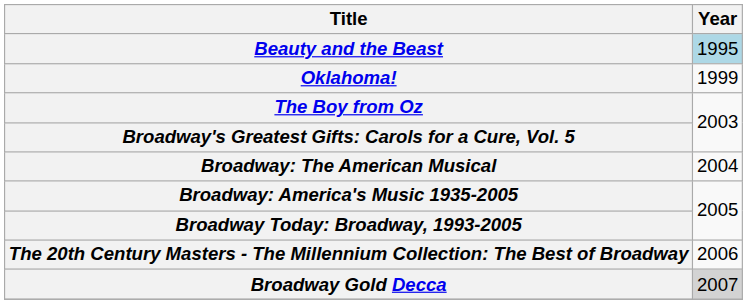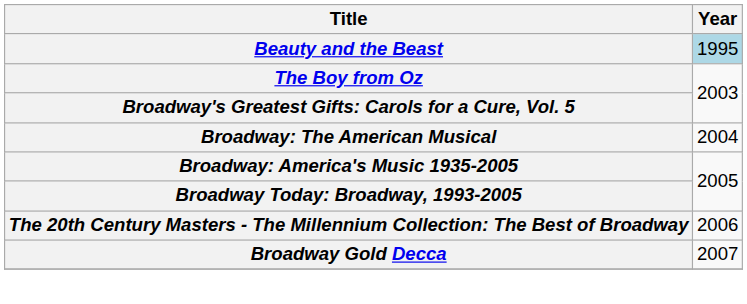- row: (349, 78)
(718, 284) lightgrey background -> (718, 254) no background
